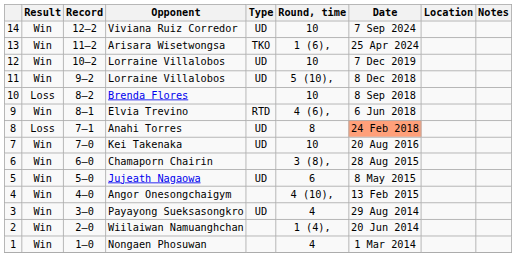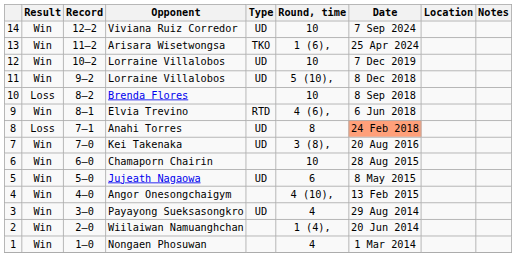(312, 145) 10 -> (312, 145) 3 (8),
(312, 162) 3 (8), -> (312, 162) 10
